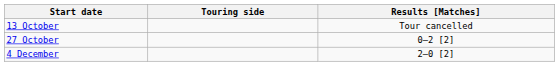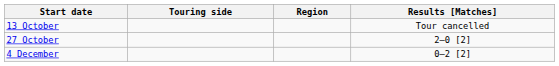+ column: (312, 11)
(436, 40) 0–2 [2] -> (453, 40) 2–0 [2]
(436, 54) 2–0 [2] -> (453, 54) 0–2 [2]
